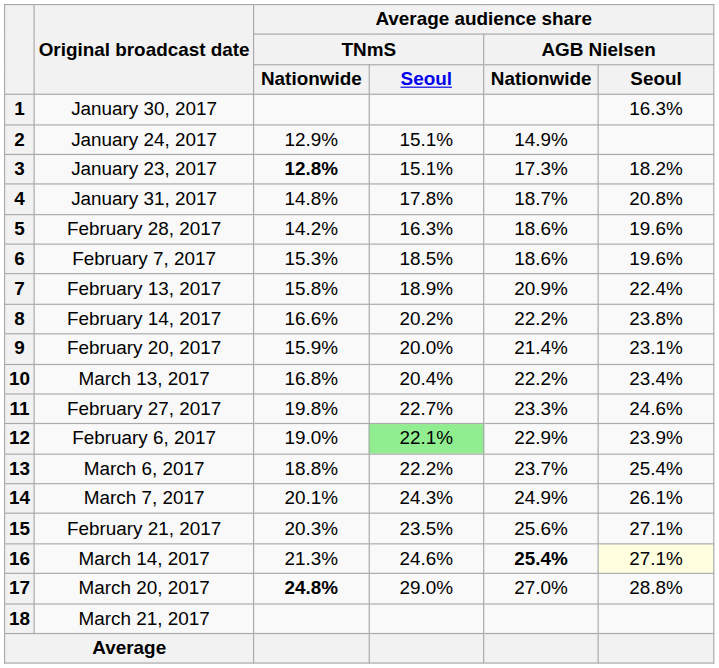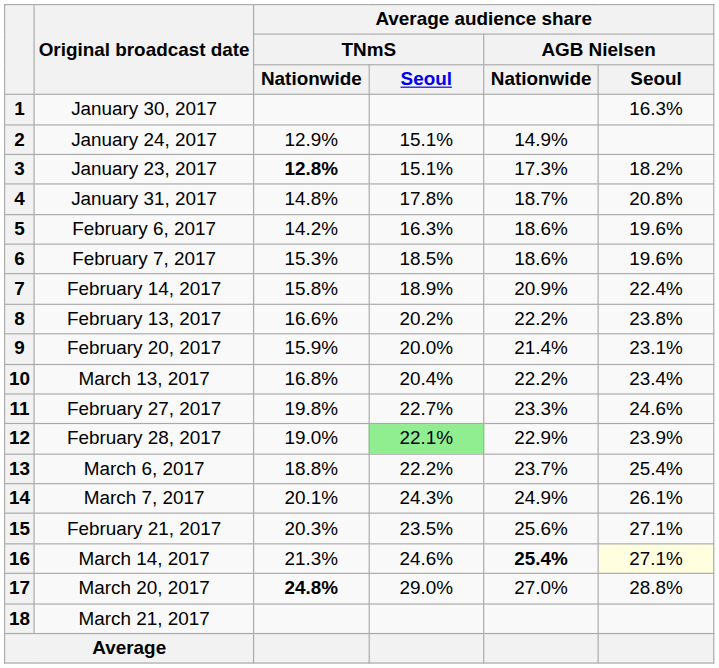(144, 229) February 28, 2017 -> (144, 229) February 6, 2017
(144, 288) February 13, 2017 -> (144, 288) February 14, 2017
(144, 318) February 14, 2017 -> (144, 318) February 13, 2017
(144, 438) February 6, 2017 -> (144, 438) February 28, 2017
